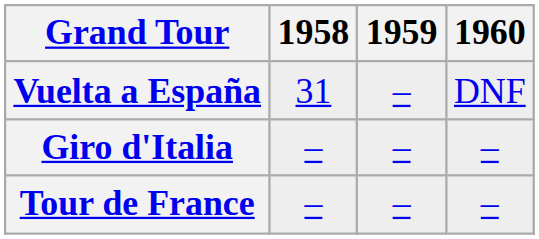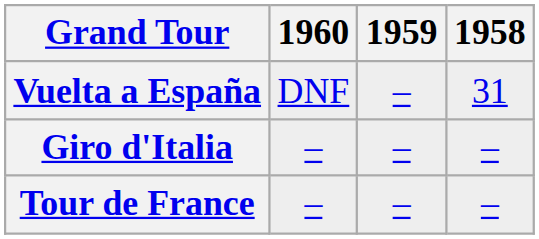columns swapped: (313, 32) <-> (490, 32)
